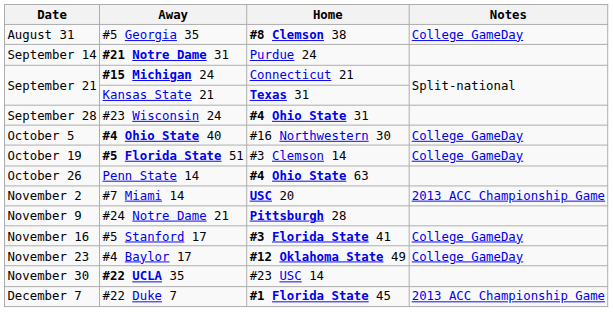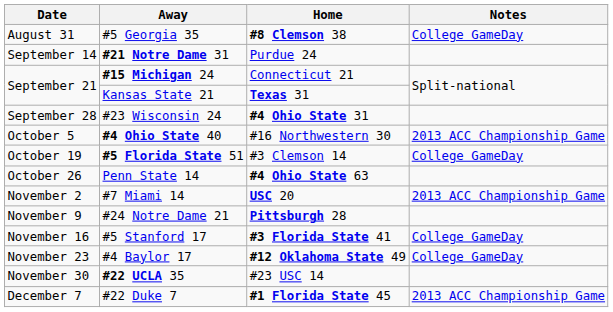(467, 135) College GameDay -> (508, 135) 2013 ACC Championship Game
